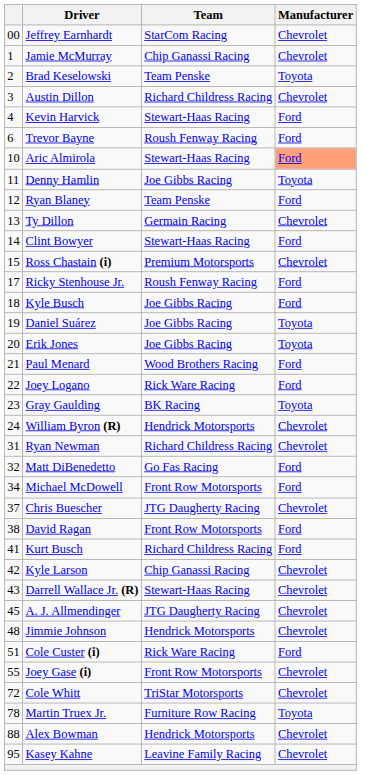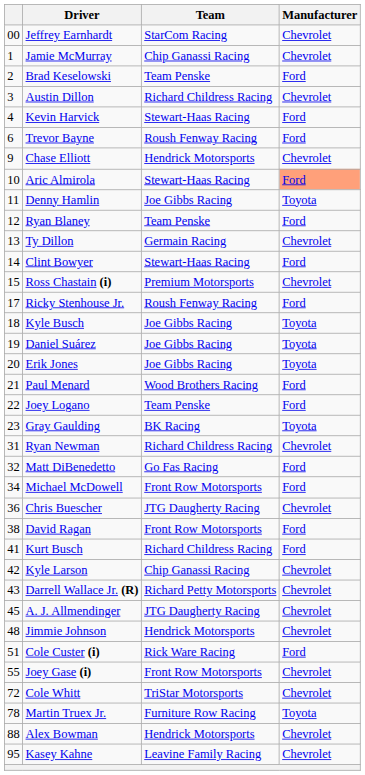(295, 76) Toyota -> (294, 76) Ford
+ row: (58, 158)
(290, 302) Ford -> (299, 323) Toyota
(190, 384) Rick Ware Racing -> (177, 405) Team Penske
- row: (73, 425)
(14, 508) 37 -> (14, 508) 36
(197, 590) Stewart-Haas Racing -> (210, 590) Richard Petty Motorsports
